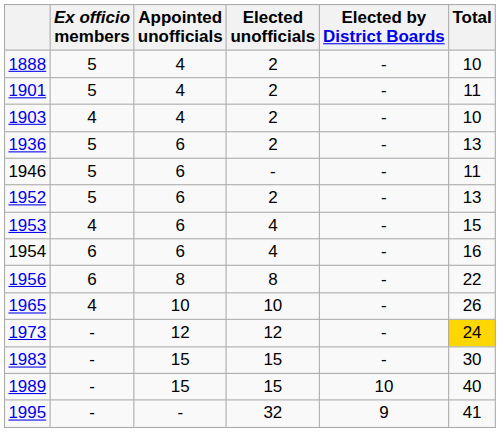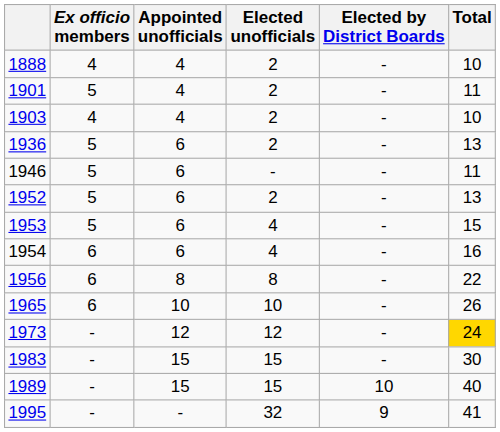(92, 63) 5 -> (92, 63) 4
(92, 225) 4 -> (92, 225) 5
(92, 306) 4 -> (92, 306) 6
